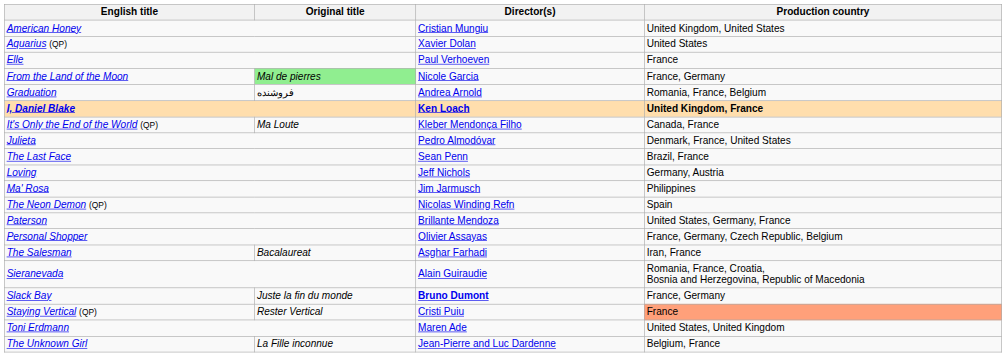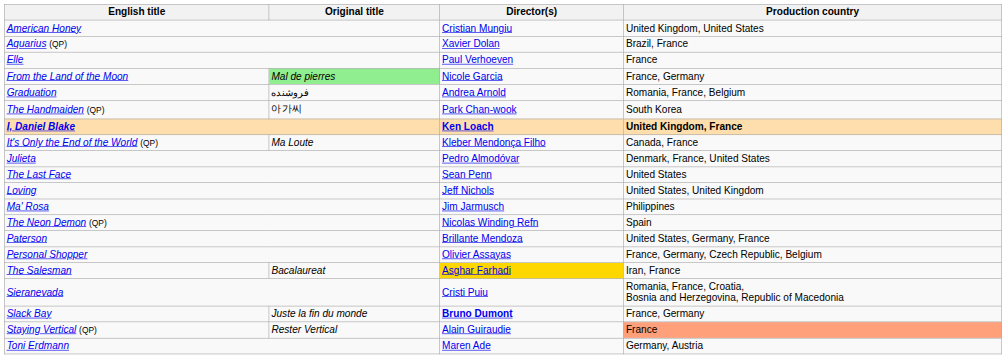(677, 44) United States -> (657, 44) Brazil, France
+ row: (56, 109)
(678, 156) Brazil, France -> (656, 174) United States
(685, 172) Germany, Austria -> (695, 190) United States, United Kingdom
(453, 252) no background -> (476, 270) gold background
(453, 274) Alain Guiraudie -> (465, 292) Cristi Puiu
(441, 312) Cristi Puiu -> (476, 330) Alain Guiraudie
(716, 328) United States, United Kingdom -> (664, 346) Germany, Austria
- row: (47, 344)
